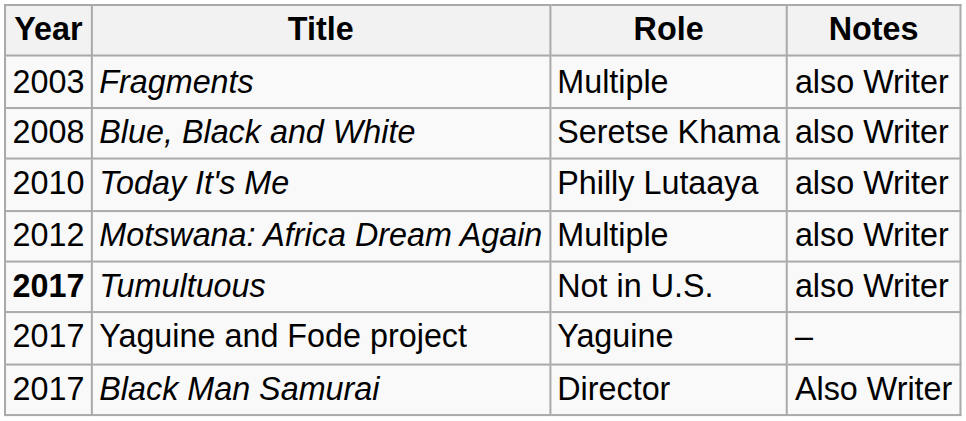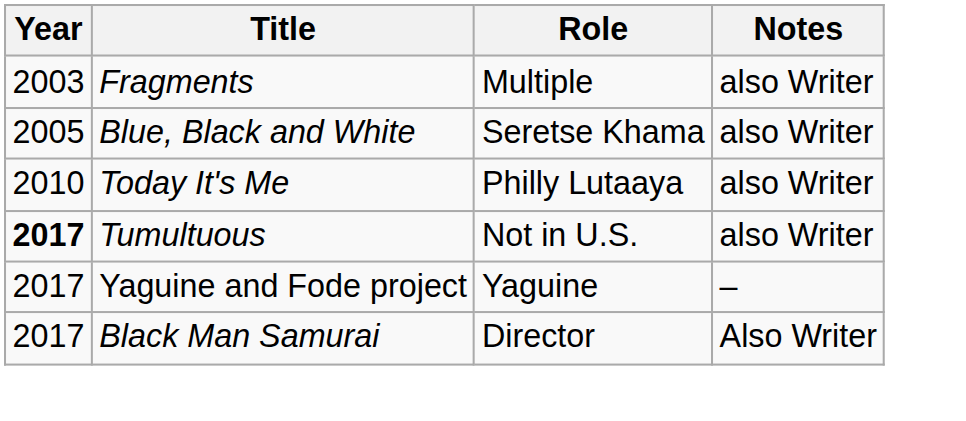(48, 132) 2008 -> (48, 132) 2005
- row: (321, 235)
